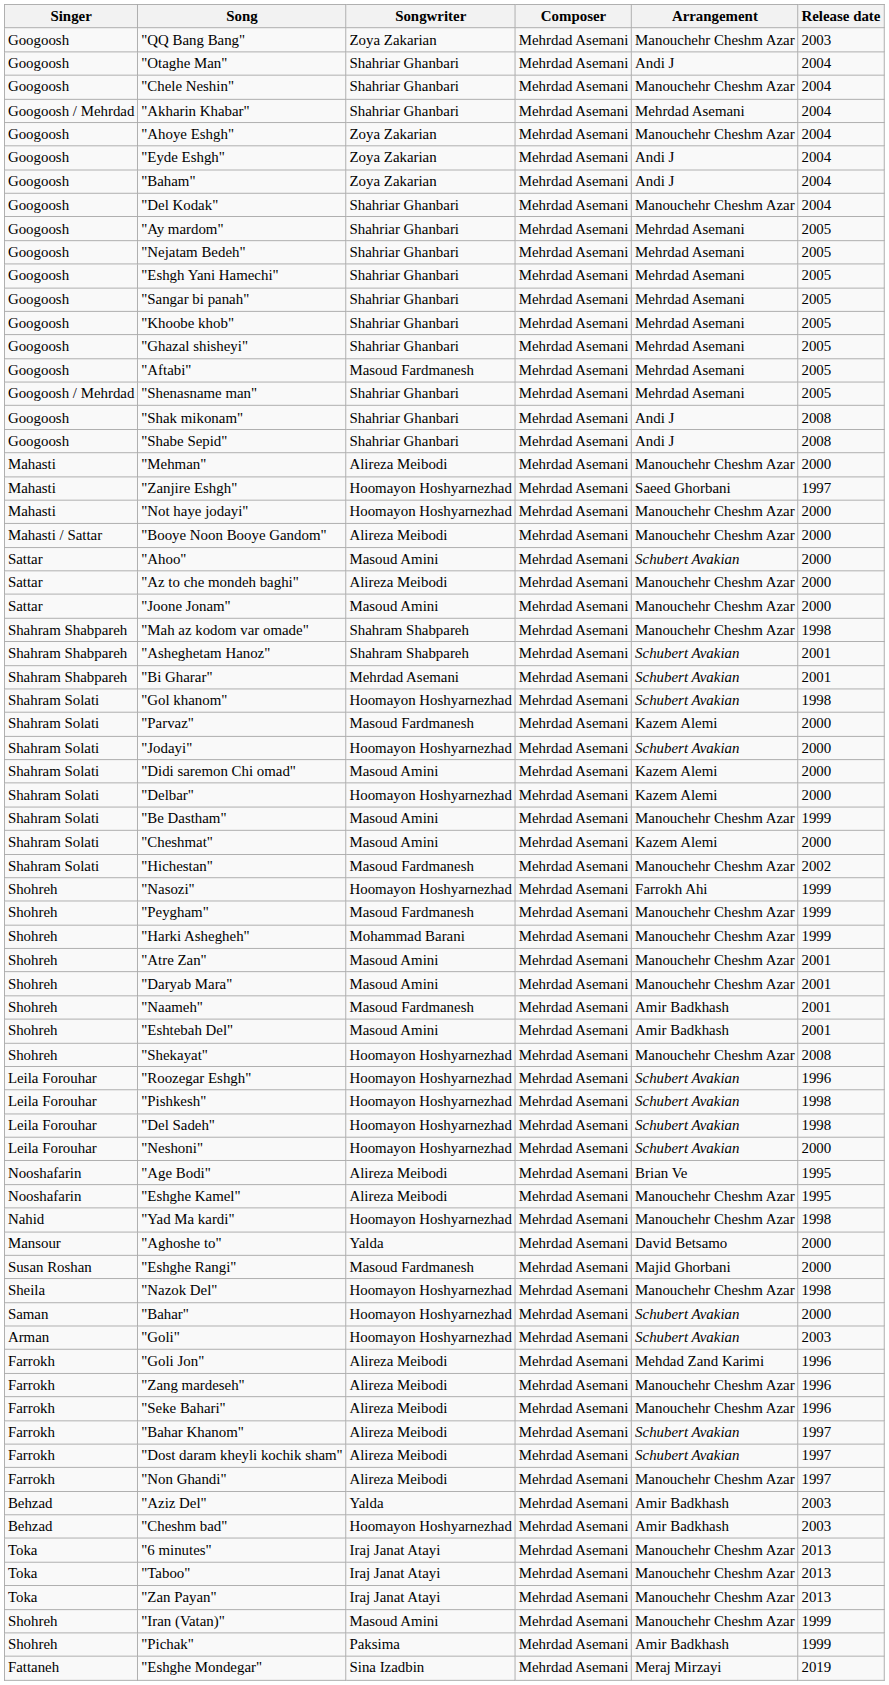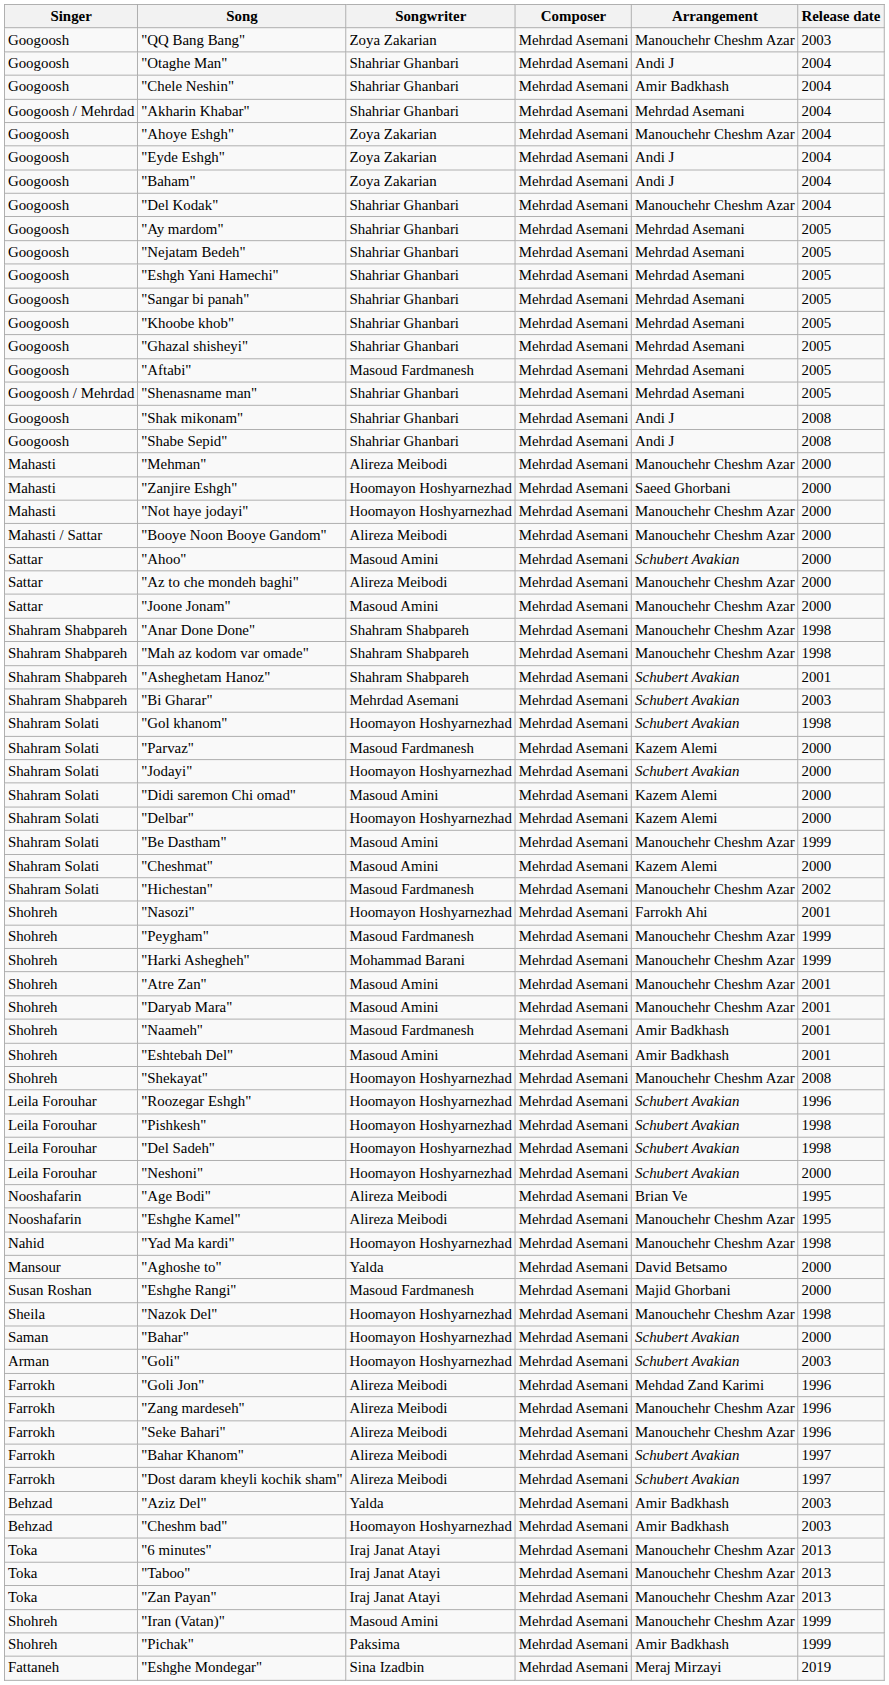(715, 87) Manouchehr Cheshm Azar -> (682, 87) Amir Badkhash
(816, 488) 1997 -> (816, 488) 2000
+ row: (198, 629)
(816, 677) 2001 -> (816, 700) 2003
(816, 889) 1999 -> (816, 913) 2001
- row: (184, 1479)
